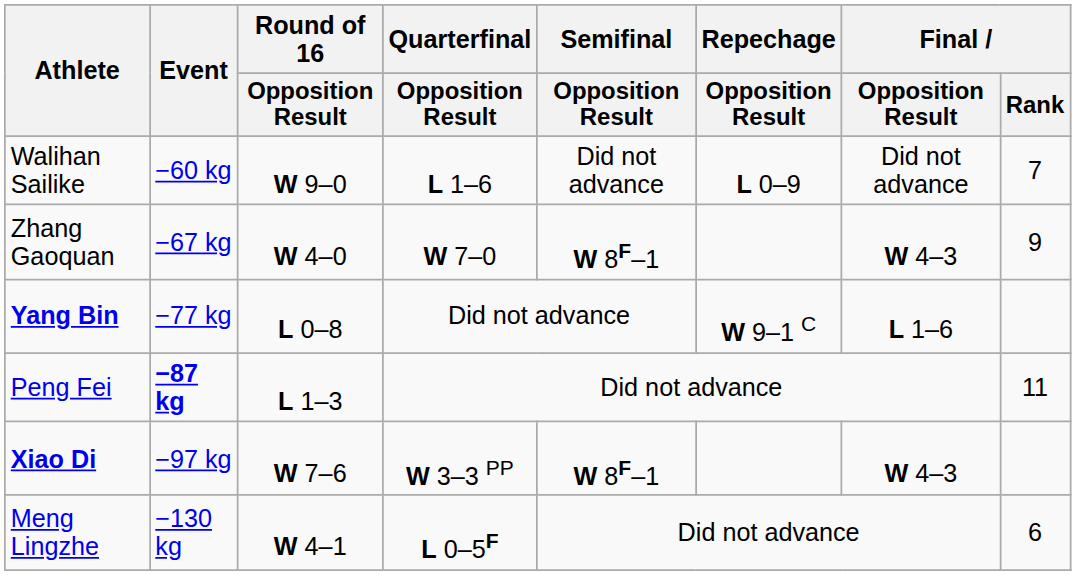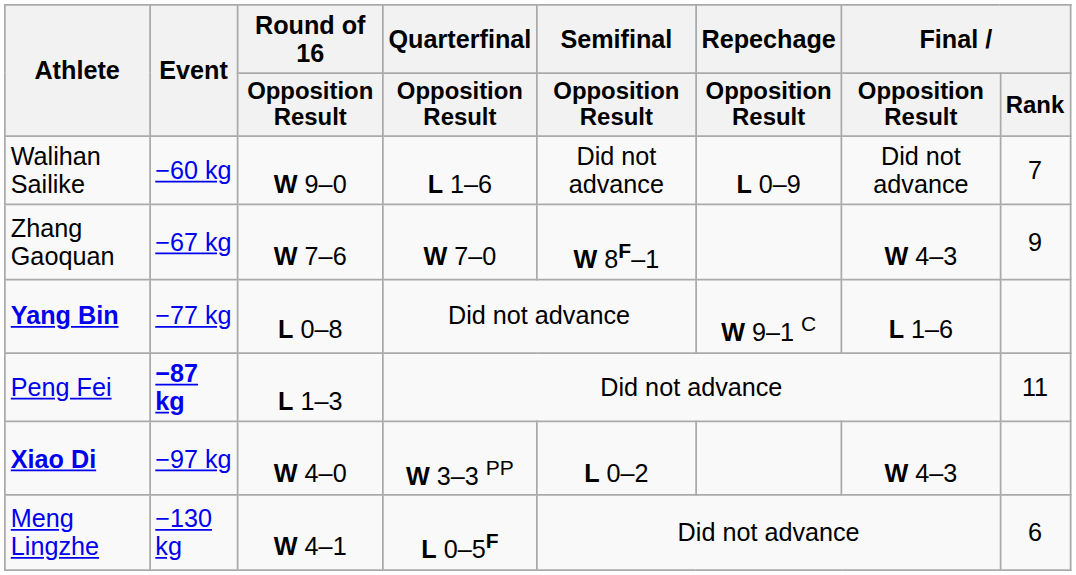(310, 256) W 4–0 -> (310, 256) W 7–6
(310, 473) W 7–6 -> (310, 473) W 4–0
(616, 473) W 8F–1 -> (616, 473) L 0–2
